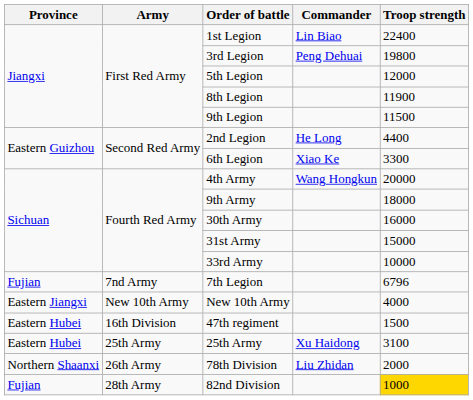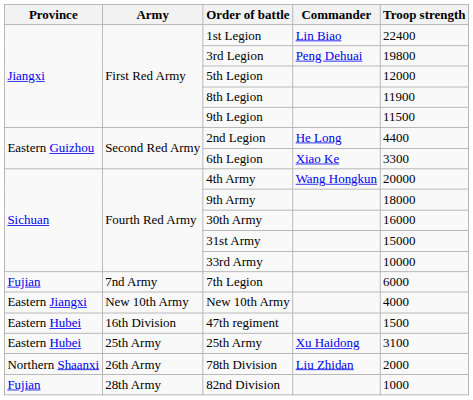(396, 281) 6796 -> (396, 281) 6000
(396, 384) gold background -> (396, 384) no background
